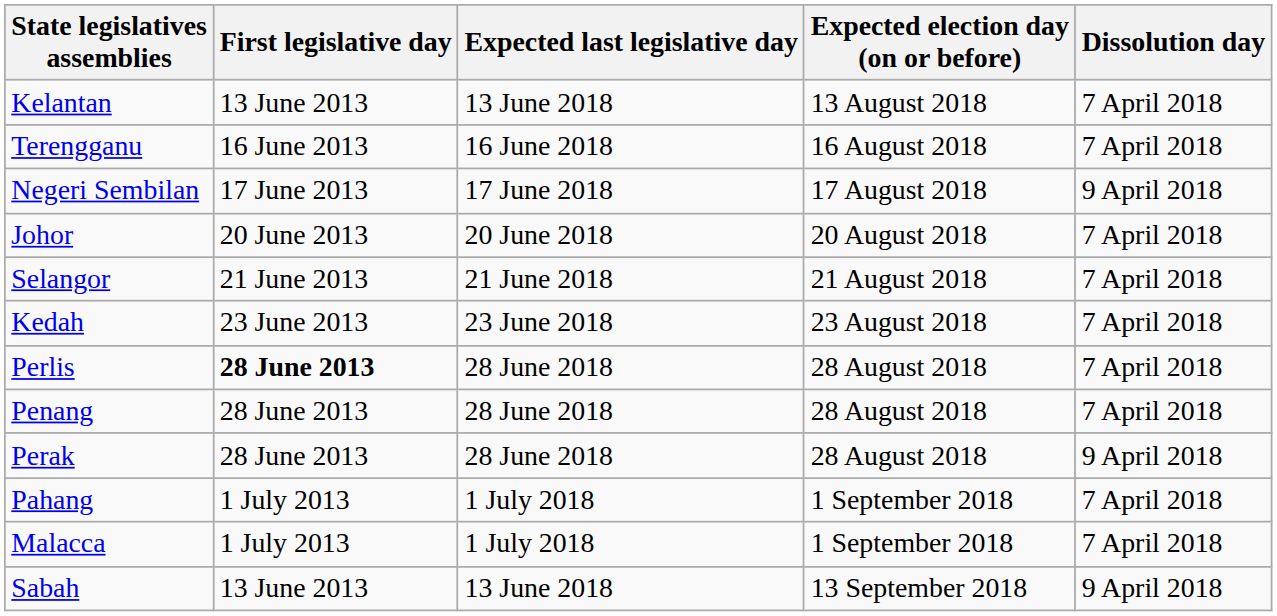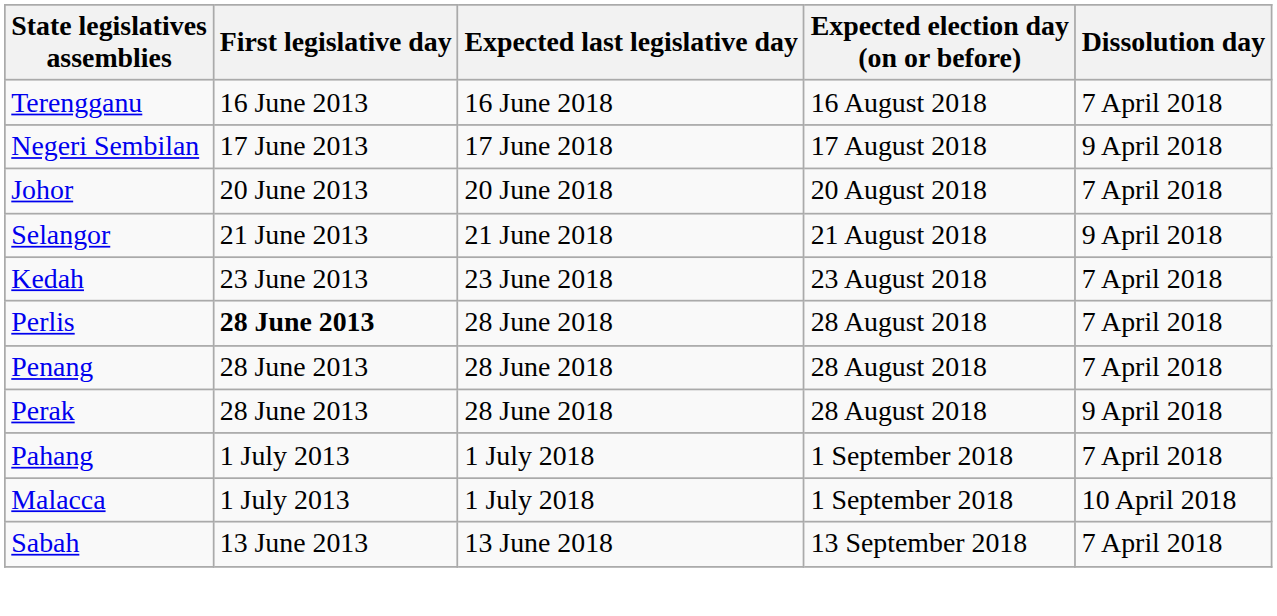- row: (62, 102)
(1152, 278) 7 April 2018 -> (1152, 234) 9 April 2018
(1152, 543) 7 April 2018 -> (1159, 499) 10 April 2018
(1152, 587) 9 April 2018 -> (1152, 543) 7 April 2018
